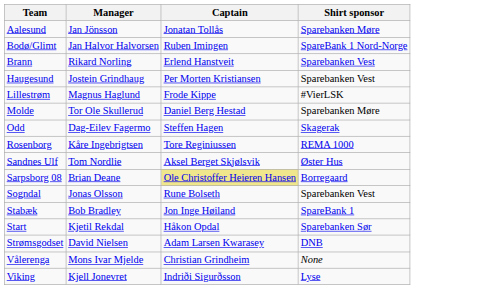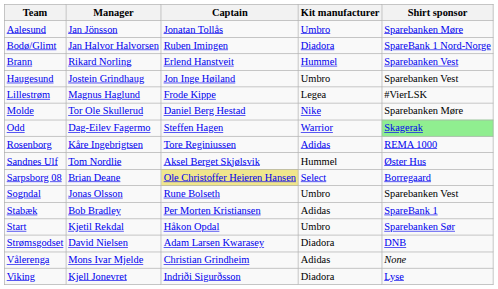+ column: (340, 12)
(212, 78) Per Morten Kristiansen -> (199, 78) Jon Inge Høiland
(320, 128) no background -> (404, 128) lightgreen background
(199, 210) Jon Inge Høiland -> (212, 210) Per Morten Kristiansen
